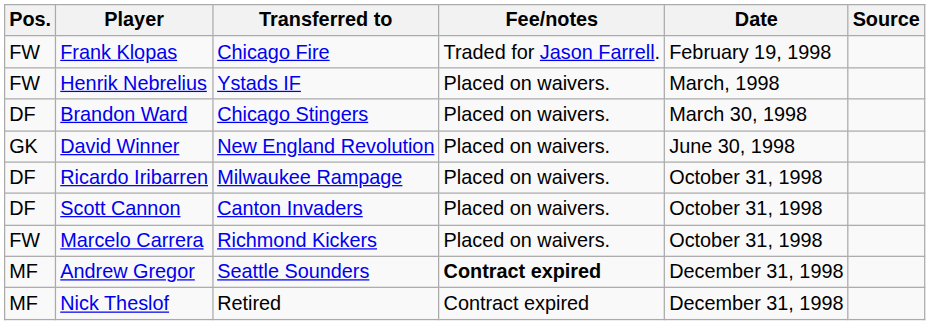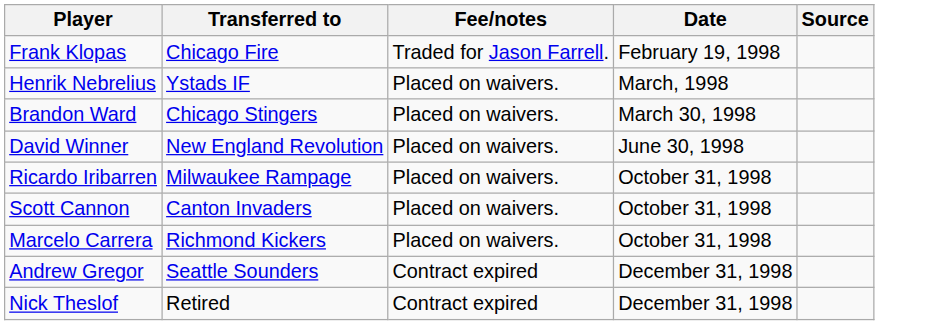- column: (30, 20)
(522, 271) bold -> (465, 271) normal
